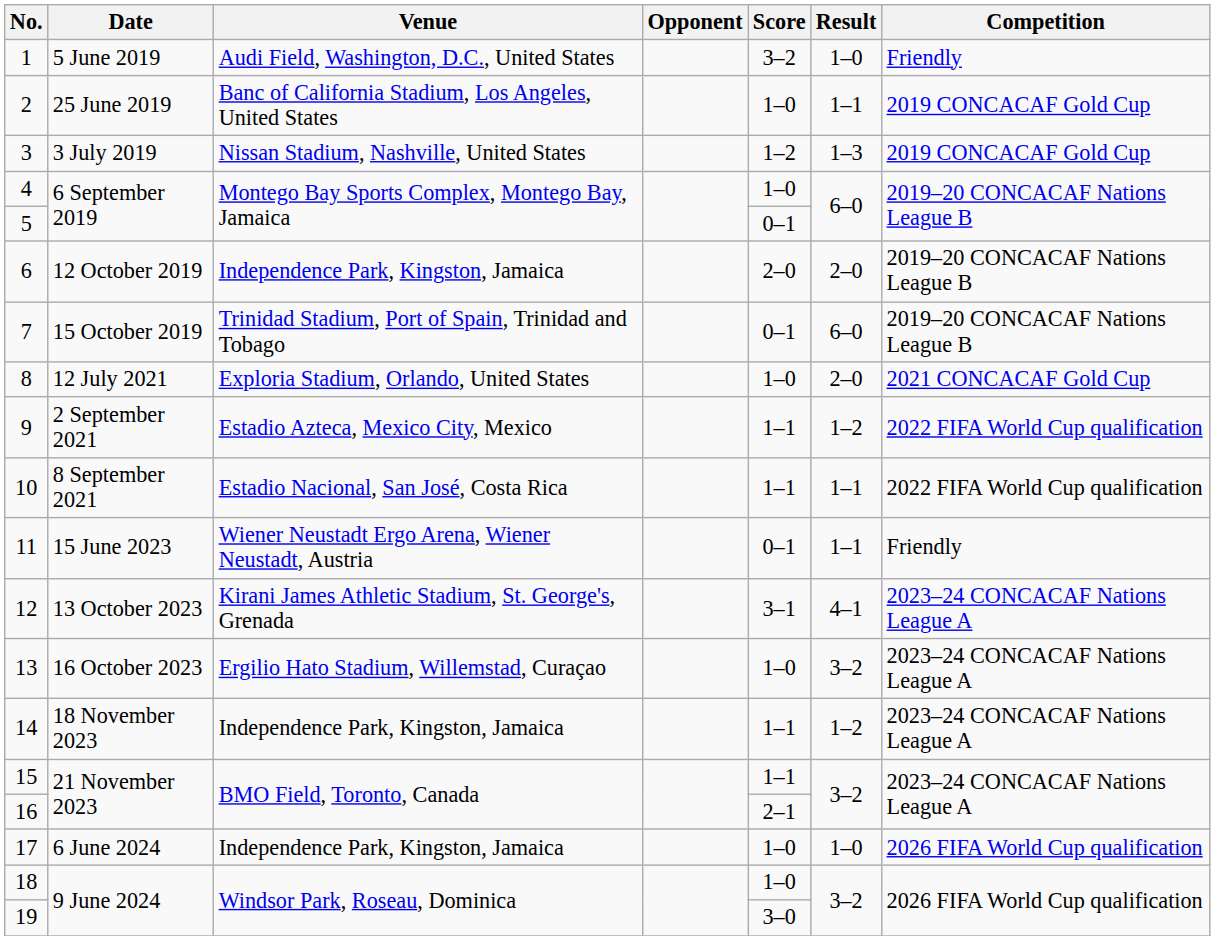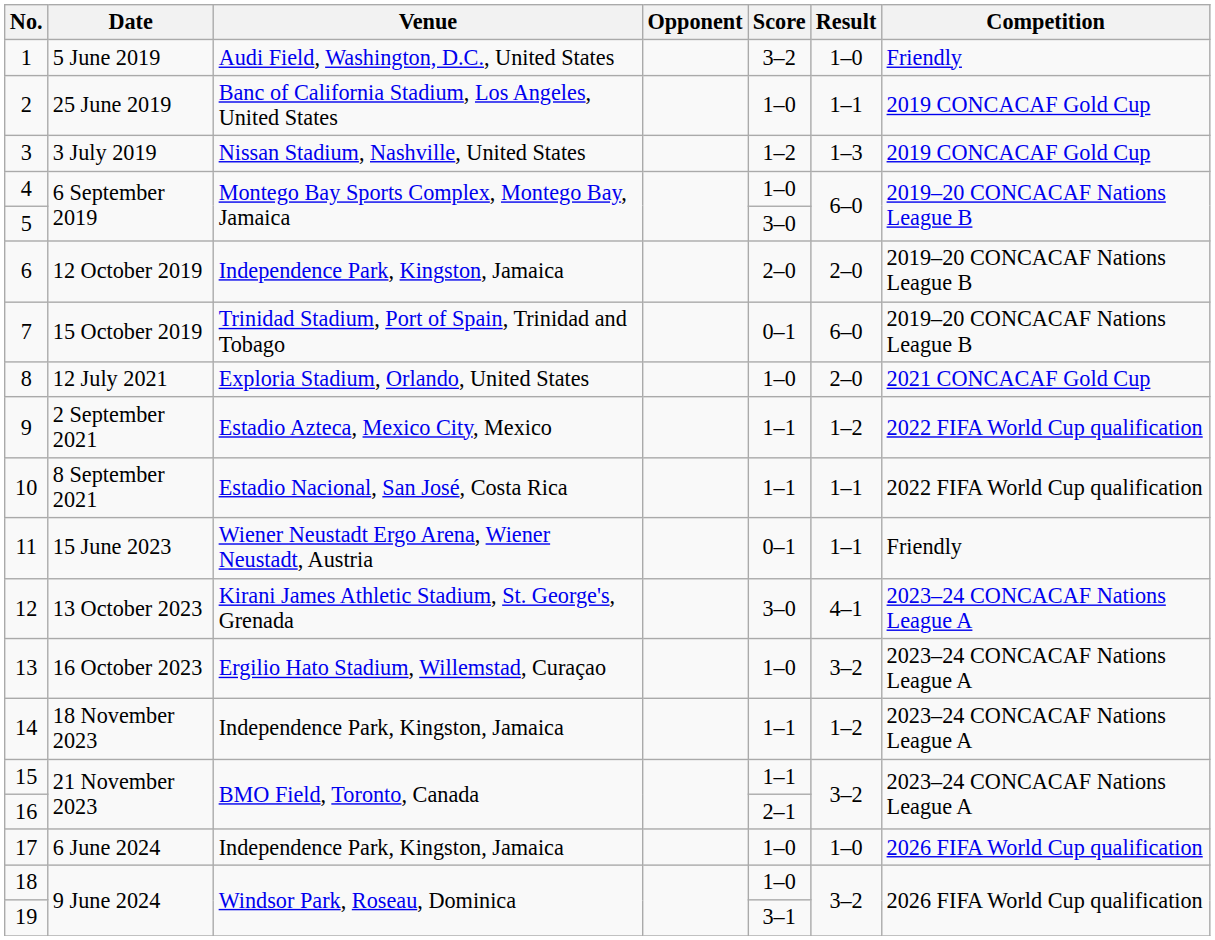(779, 223) 0–1 -> (779, 223) 3–0
(779, 608) 3–1 -> (779, 608) 3–0
(779, 917) 3–0 -> (779, 917) 3–1
